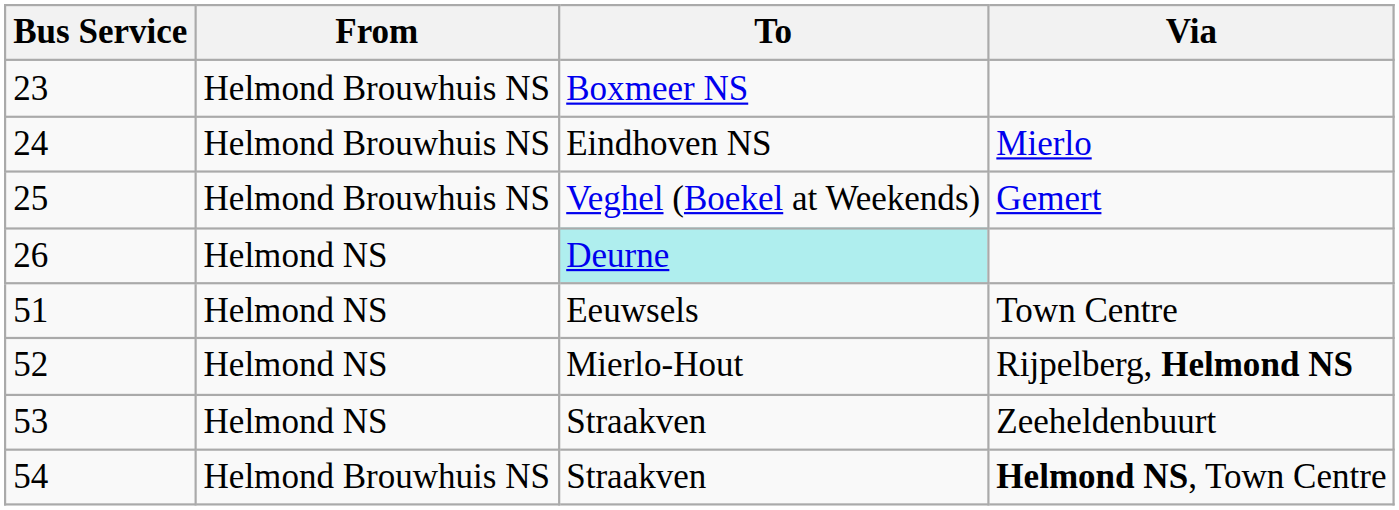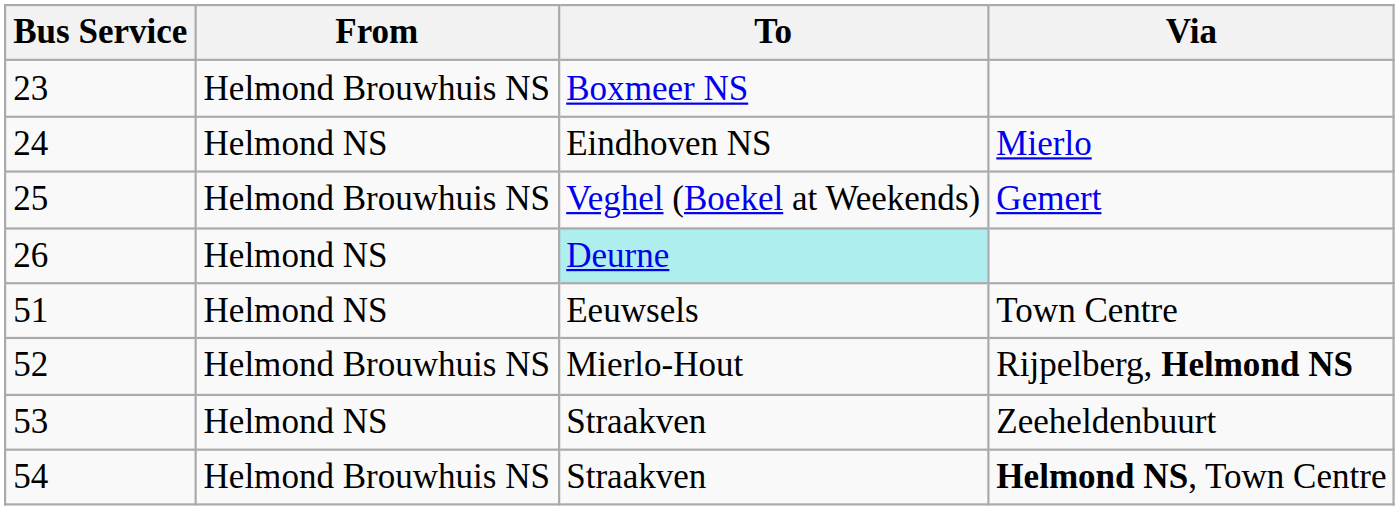(377, 143) Helmond Brouwhuis NS -> (296, 143) Helmond NS
(296, 365) Helmond NS -> (377, 365) Helmond Brouwhuis NS
